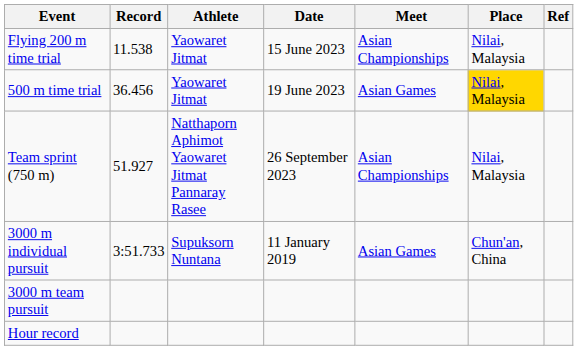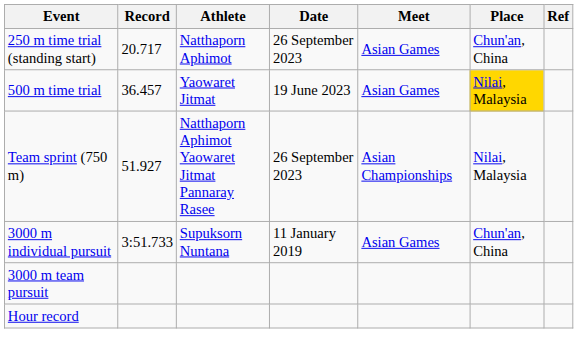- row: (47, 49)
+ row: (55, 49)
(133, 90) 36.456 -> (142, 90) 36.457
